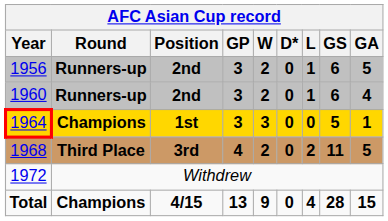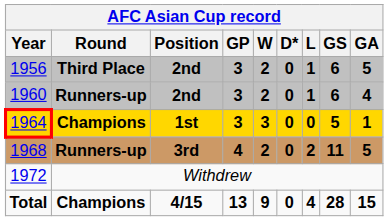(101, 69) Runners-up -> (101, 69) Third Place
(101, 150) Third Place -> (101, 150) Runners-up
